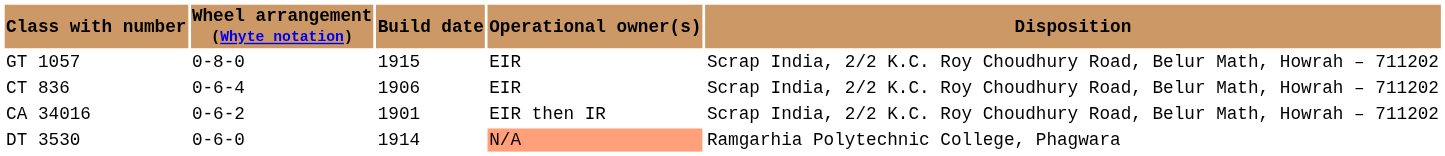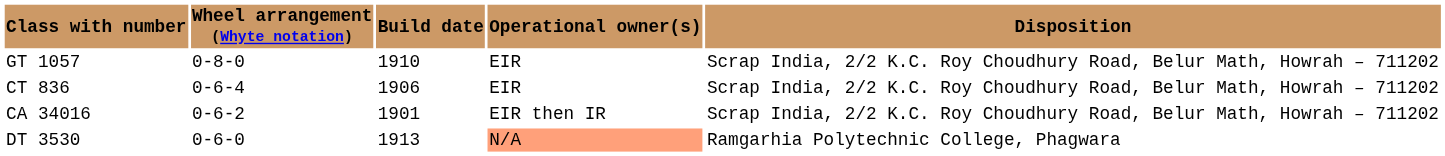(399, 63) 1915 -> (399, 63) 1910
(399, 140) 1914 -> (399, 140) 1913
